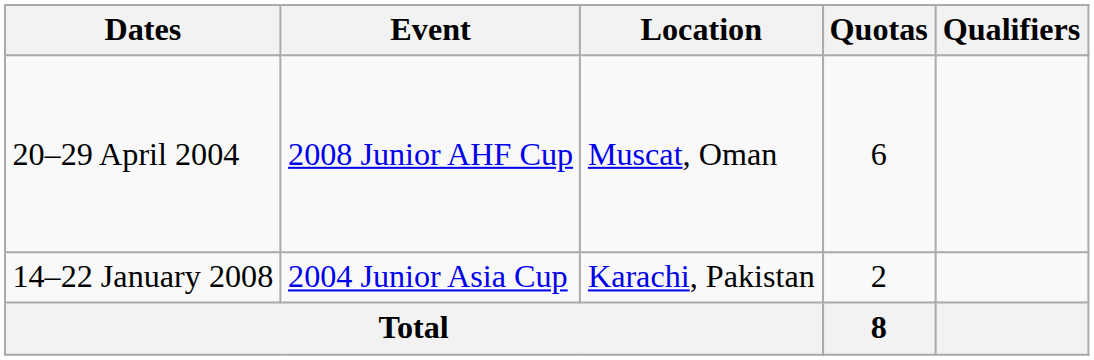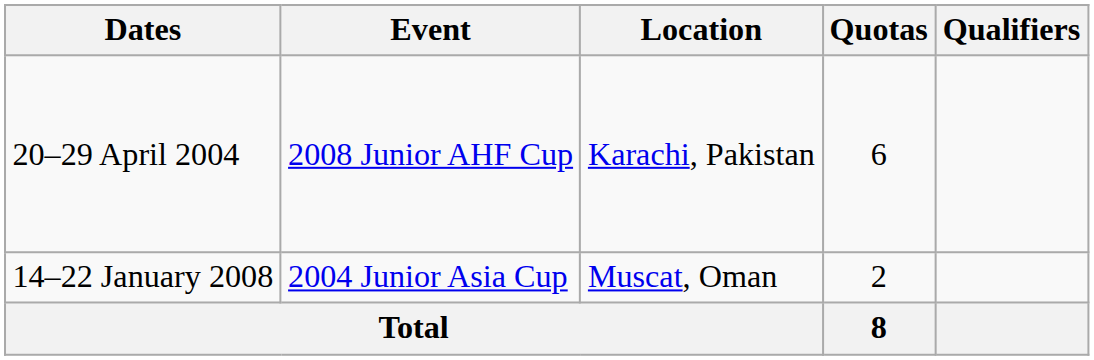(683, 153) Muscat, Oman -> (701, 153) Karachi, Pakistan
(701, 276) Karachi, Pakistan -> (683, 276) Muscat, Oman
